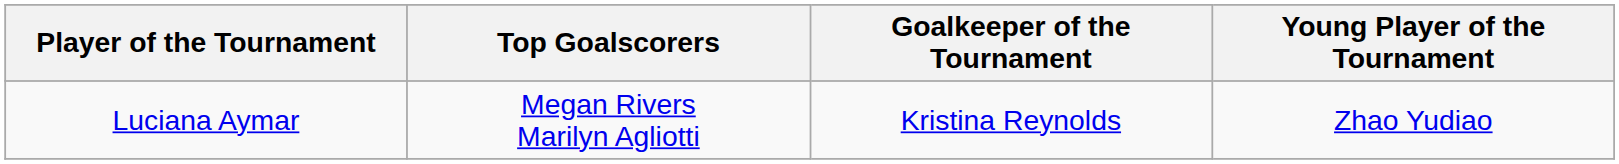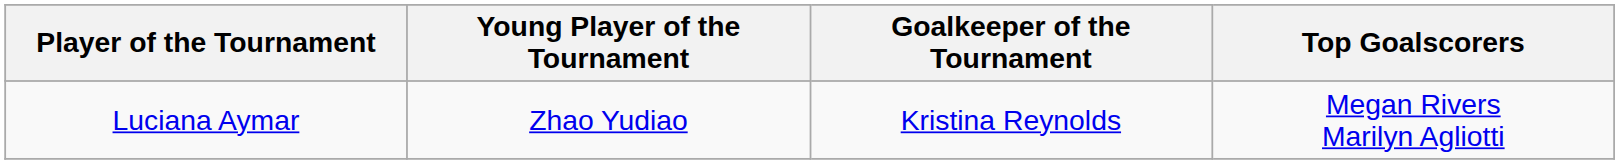columns swapped: (608, 42) <-> (1413, 42)
